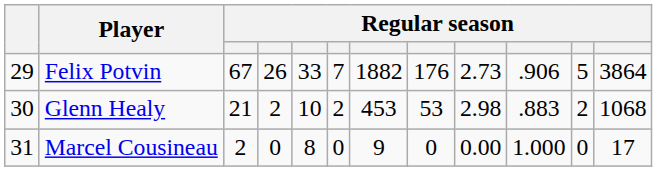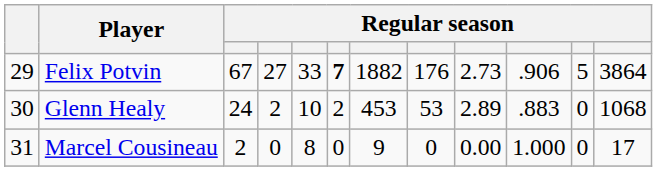(275, 71) 26 -> (275, 71) 27
(338, 71) normal -> (338, 71) bold
(240, 109) 21 -> (240, 109) 24
(481, 109) 2.98 -> (481, 109) 2.89
(582, 109) 2 -> (582, 109) 0
